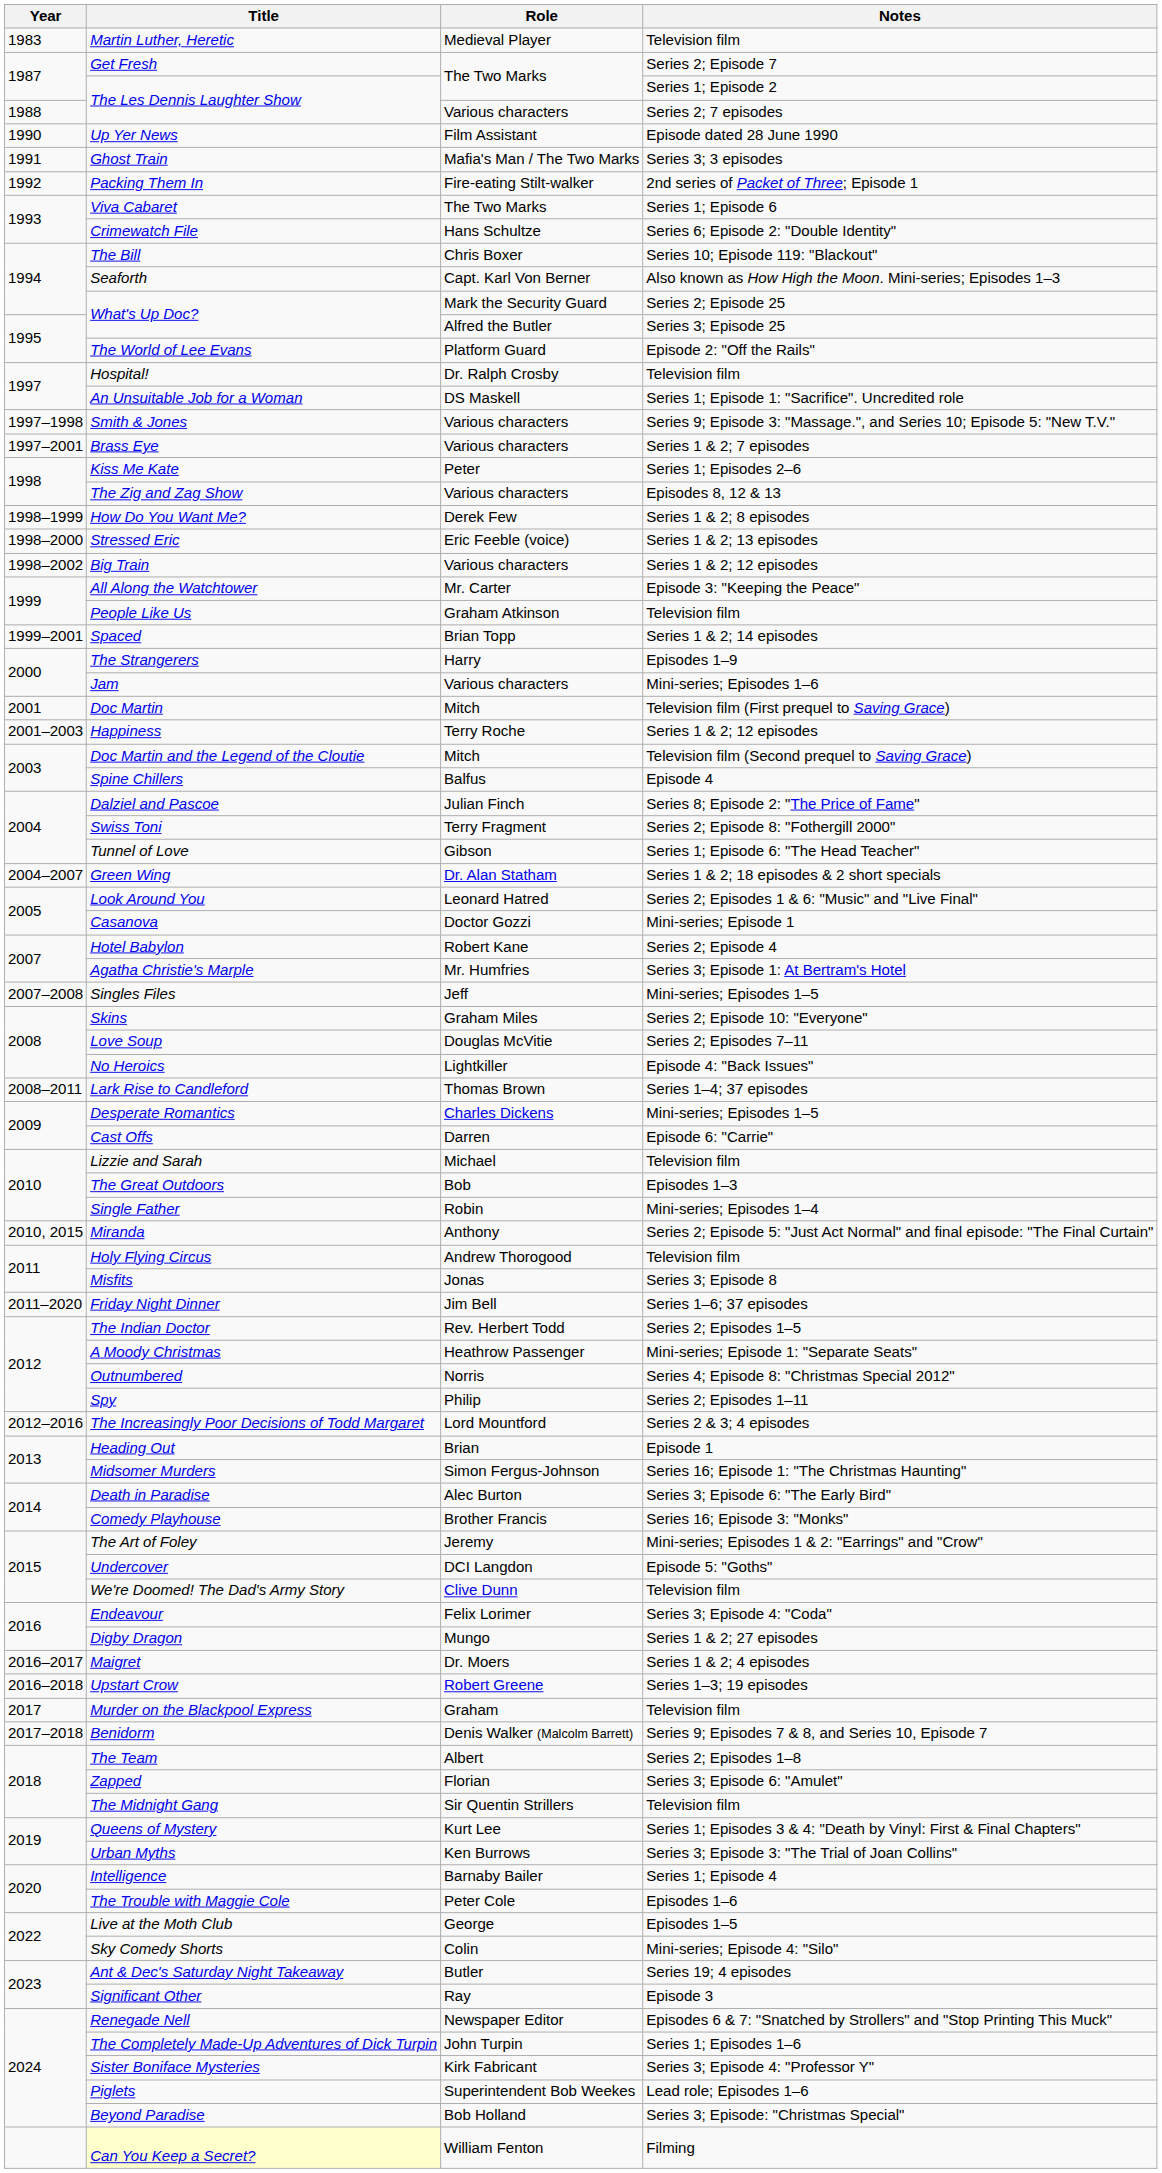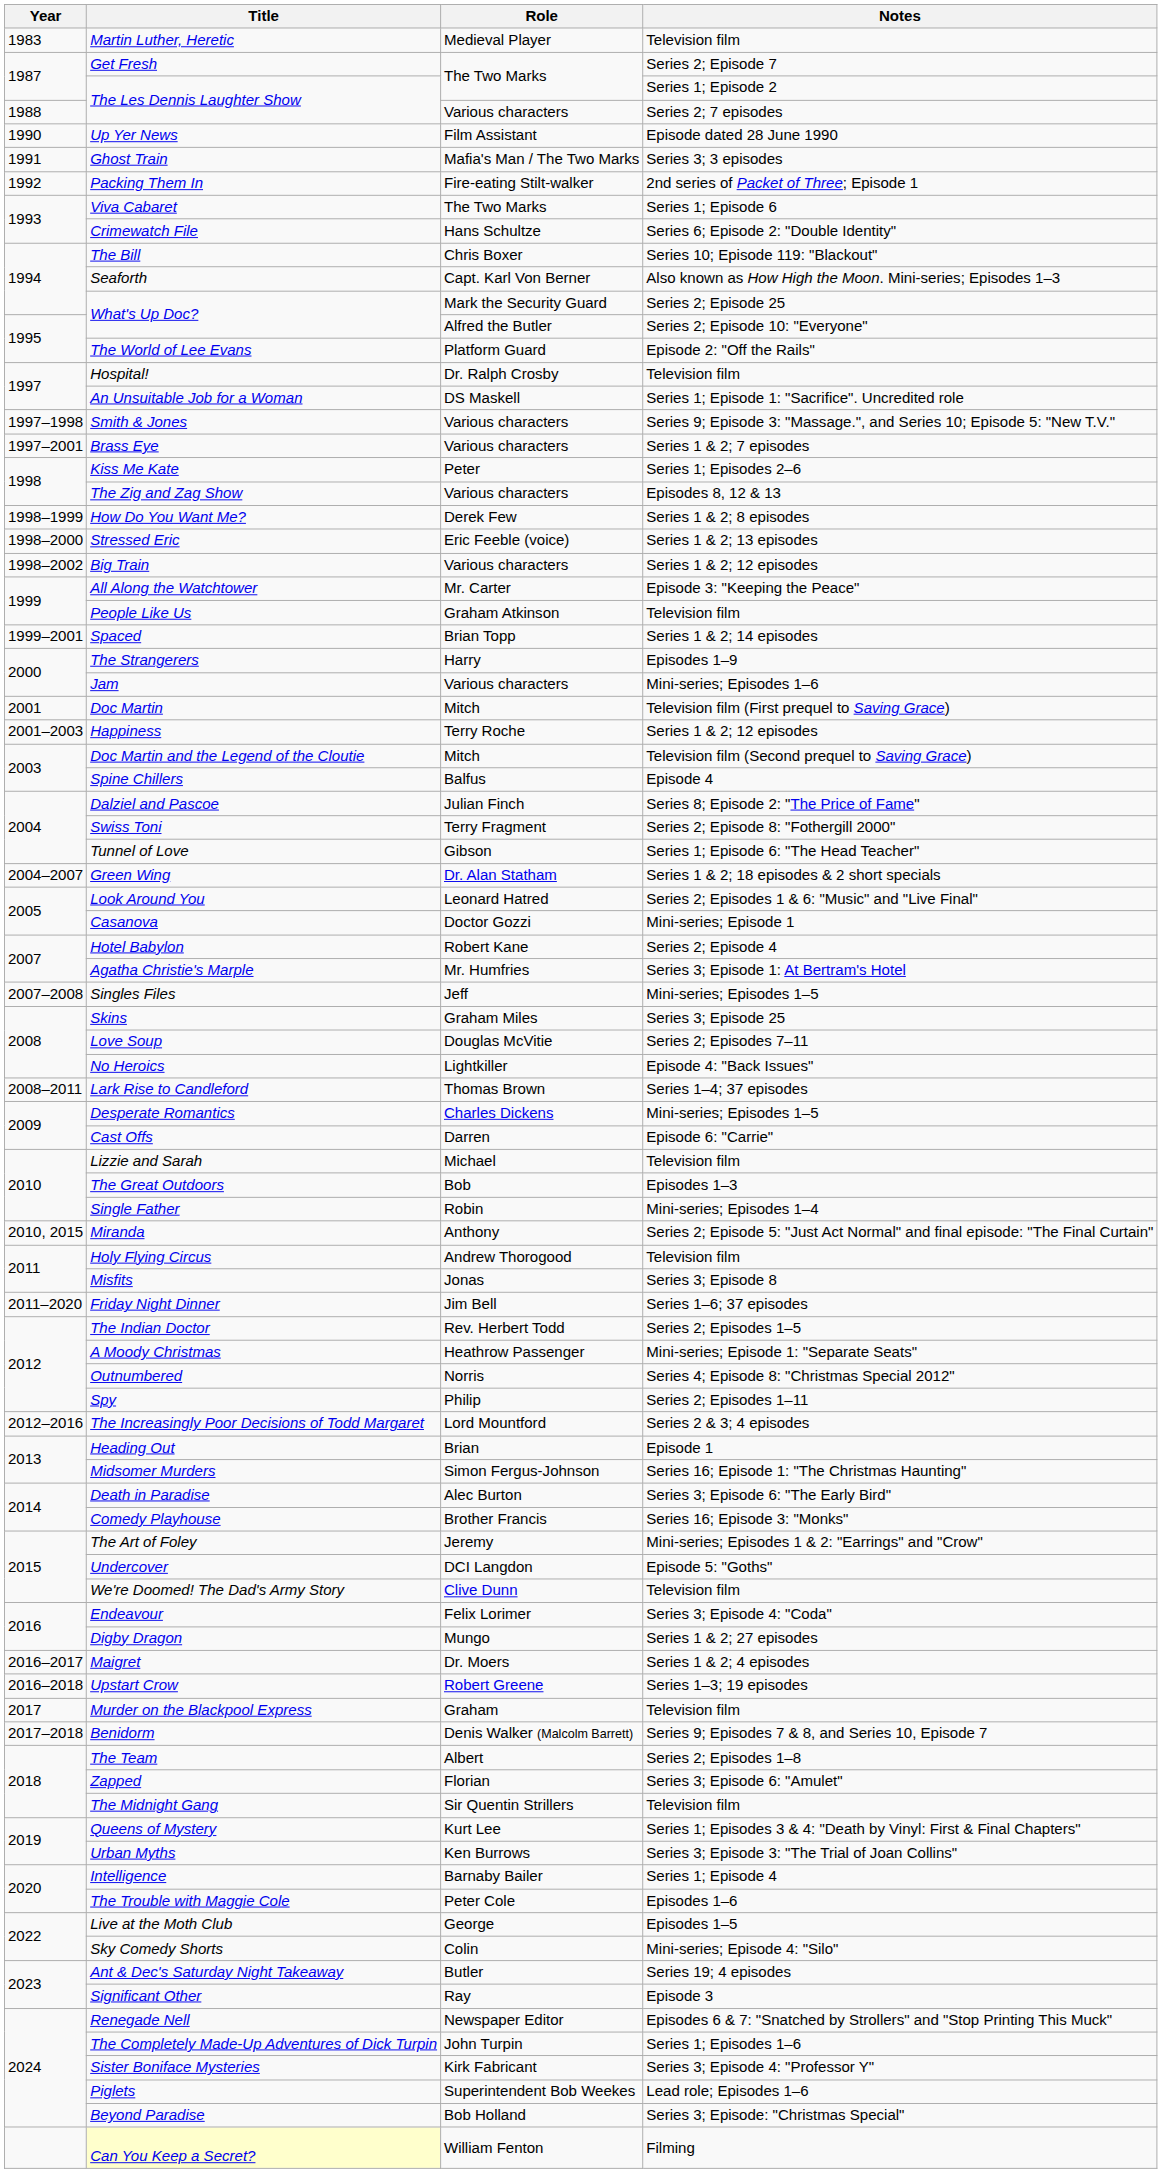(716, 326) Series 3; Episode 25 -> (757, 326) Series 2; Episode 10: "Everyone"
(757, 1018) Series 2; Episode 10: "Everyone" -> (716, 1018) Series 3; Episode 25
